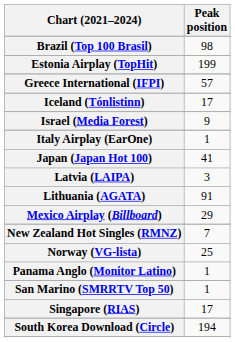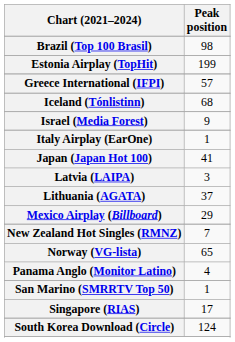(207, 102) 17 -> (207, 102) 68
(207, 196) 91 -> (207, 196) 37
(207, 252) 25 -> (207, 252) 65
(207, 271) 1 -> (207, 271) 4
(207, 327) 194 -> (207, 327) 124
